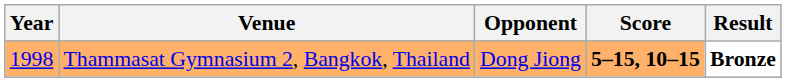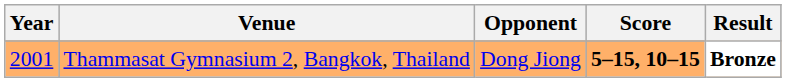(32, 58) 1998 -> (32, 58) 2001
